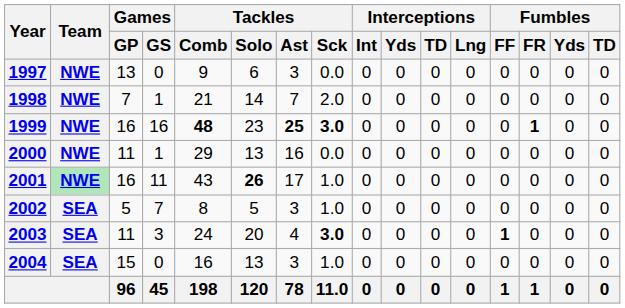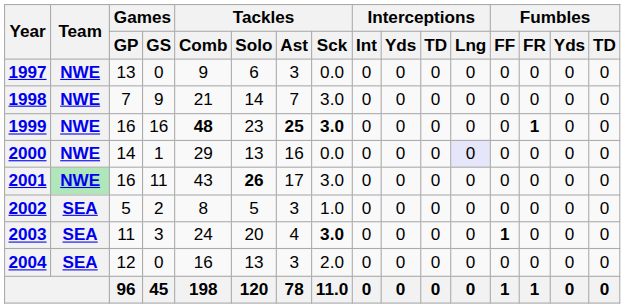(159, 99) 1 -> (159, 99) 9
(332, 99) 2.0 -> (332, 99) 3.0
(126, 153) 11 -> (126, 153) 14
(471, 153) no background -> (471, 153) lavender background
(332, 180) 1.0 -> (332, 180) 3.0
(159, 208) 7 -> (159, 208) 2
(126, 262) 15 -> (126, 262) 12
(332, 262) 1.0 -> (332, 262) 2.0
